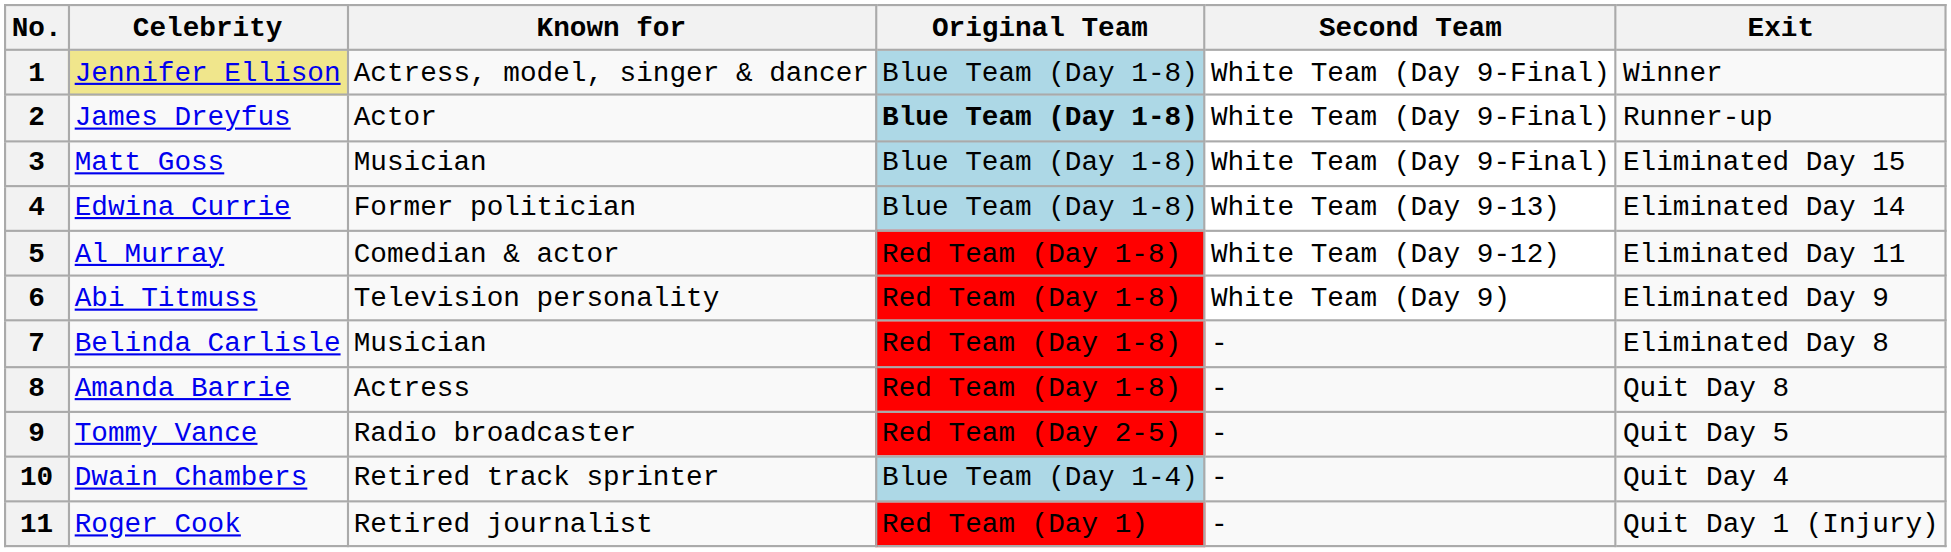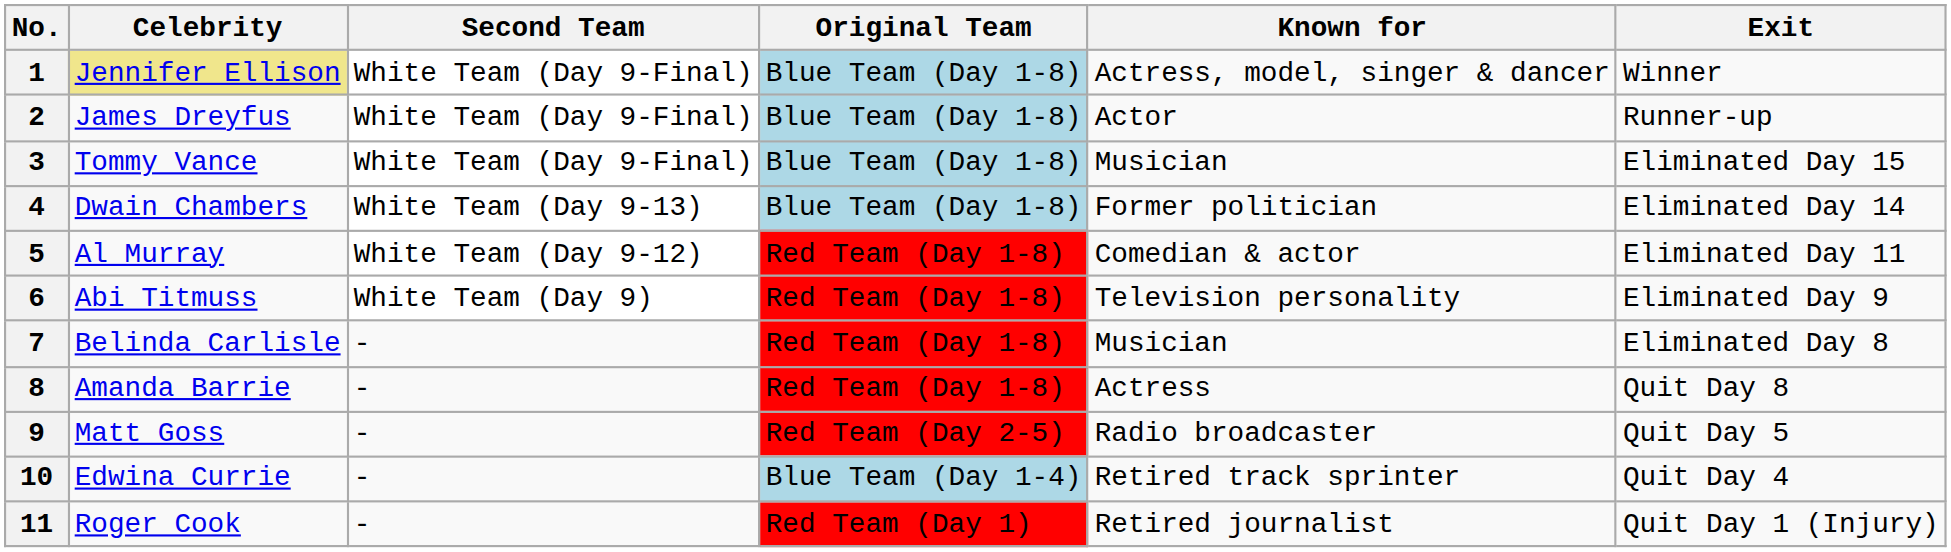columns swapped: (611, 28) <-> (1410, 28)
(1040, 118) bold -> (924, 118) normal
(149, 163) Matt Goss -> (166, 163) Tommy Vance
(183, 208) Edwina Currie -> (191, 208) Dwain Chambers
(166, 434) Tommy Vance -> (149, 434) Matt Goss
(191, 479) Dwain Chambers -> (183, 479) Edwina Currie
